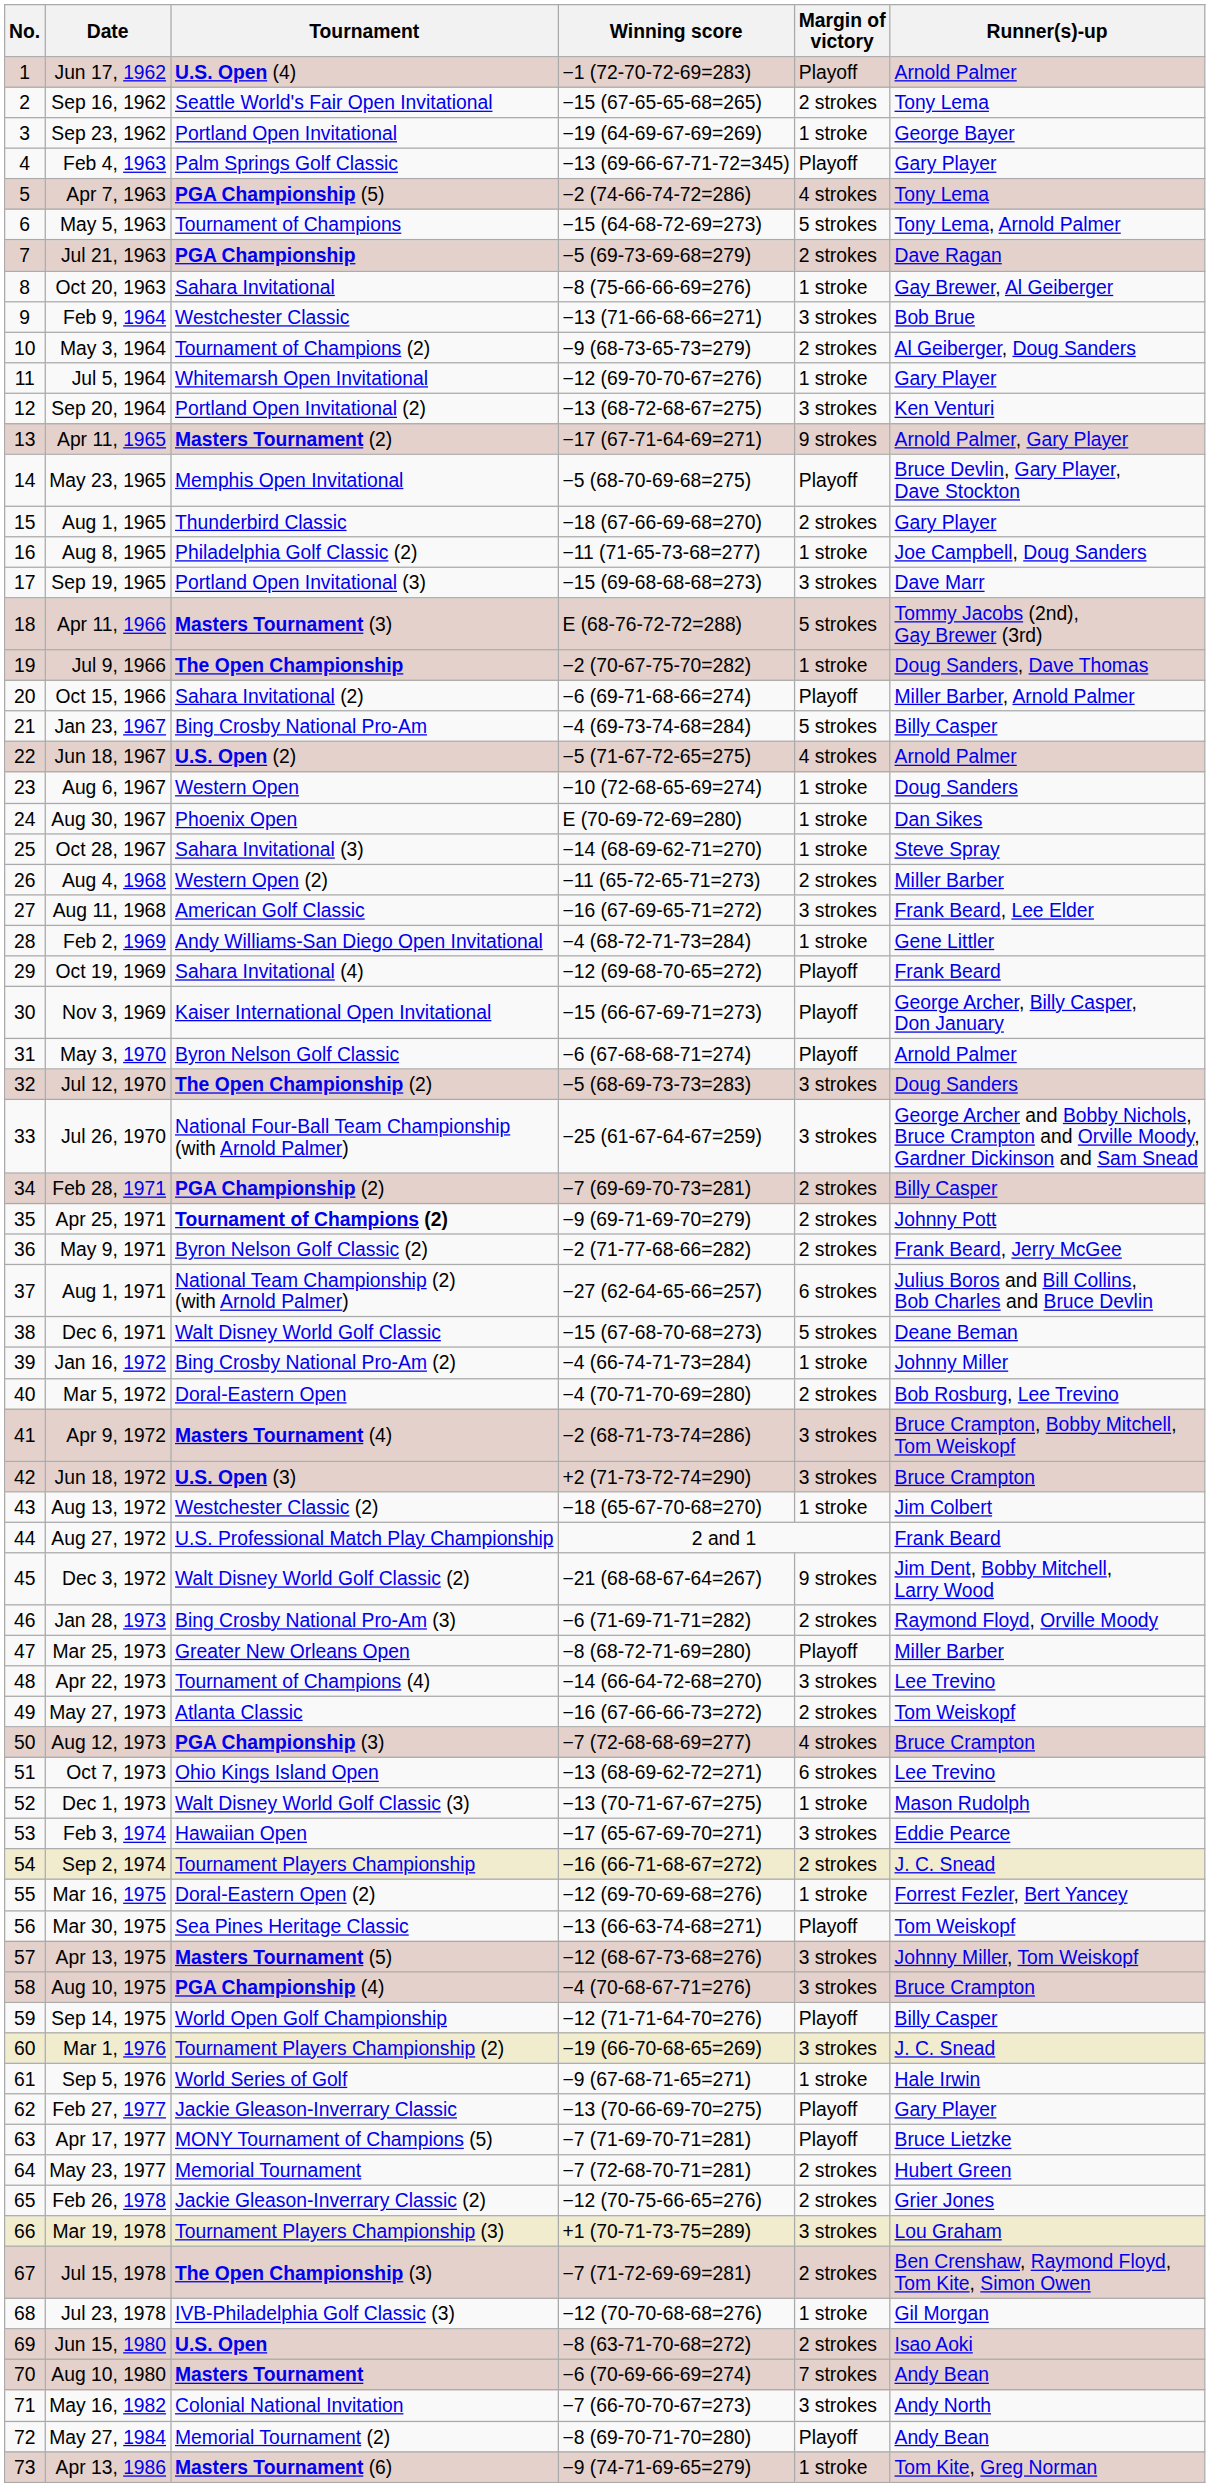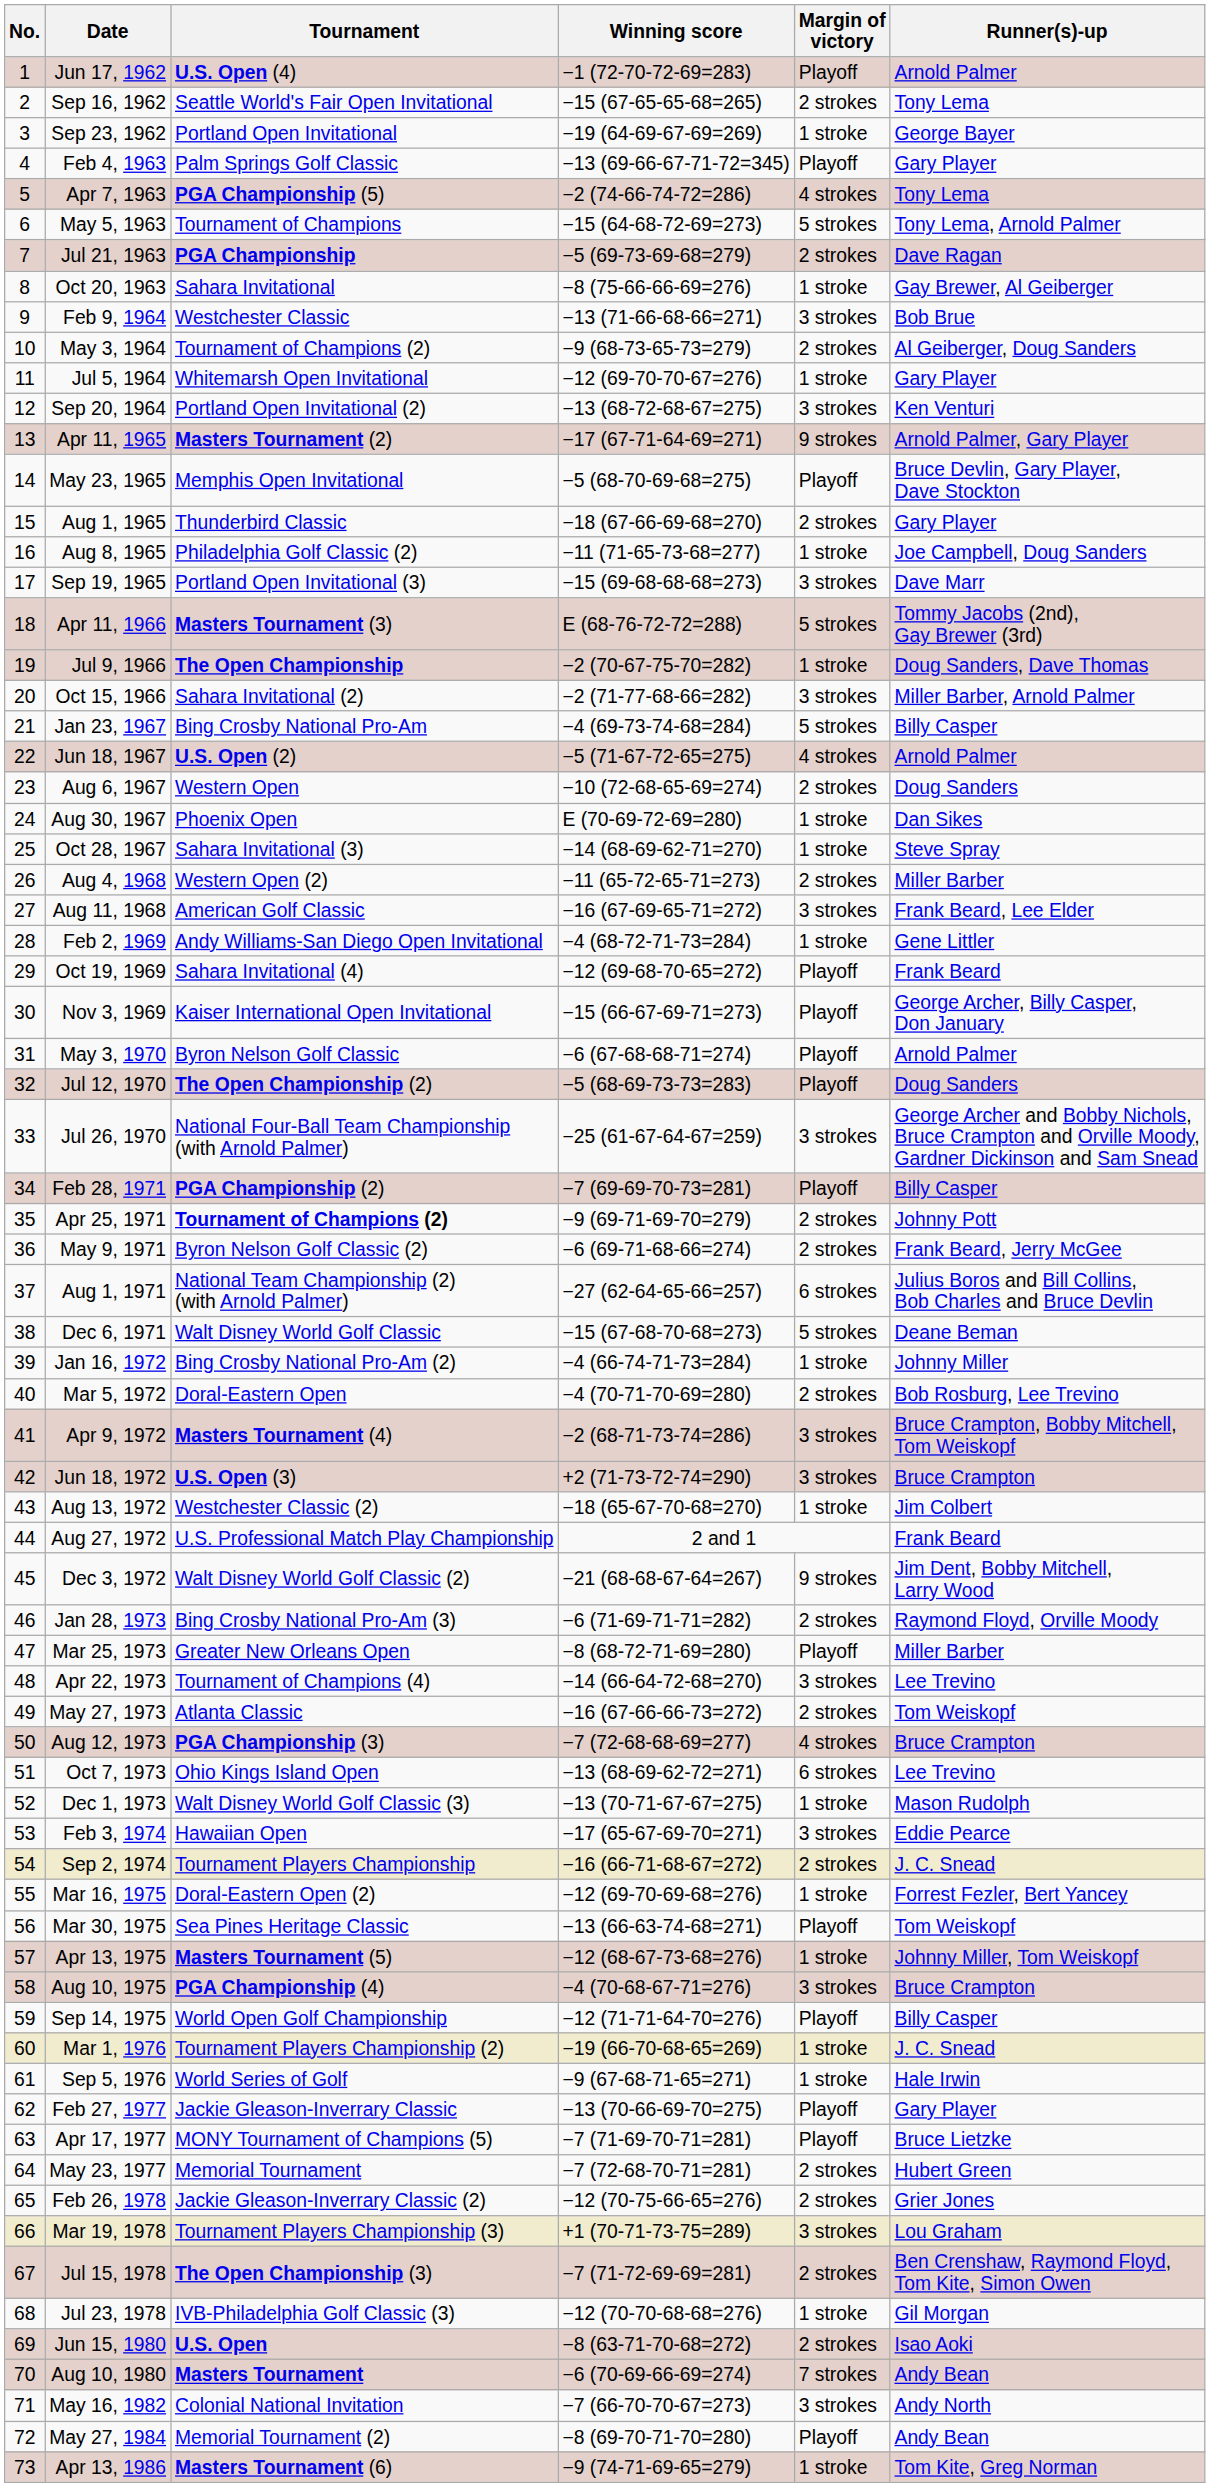(657, 696) −6 (69-71-68-66=274) -> (657, 696) −2 (71-77-68-66=282)
(828, 696) Playoff -> (838, 696) 3 strokes
(833, 788) 1 stroke -> (838, 788) 2 strokes
(838, 1084) 3 strokes -> (828, 1084) Playoff
(838, 1189) 2 strokes -> (828, 1189) Playoff
(657, 1250) −2 (71-77-68-66=282) -> (657, 1250) −6 (69-71-68-66=274)
(838, 1956) 3 strokes -> (833, 1956) 1 stroke
(838, 2048) 3 strokes -> (833, 2048) 1 stroke
